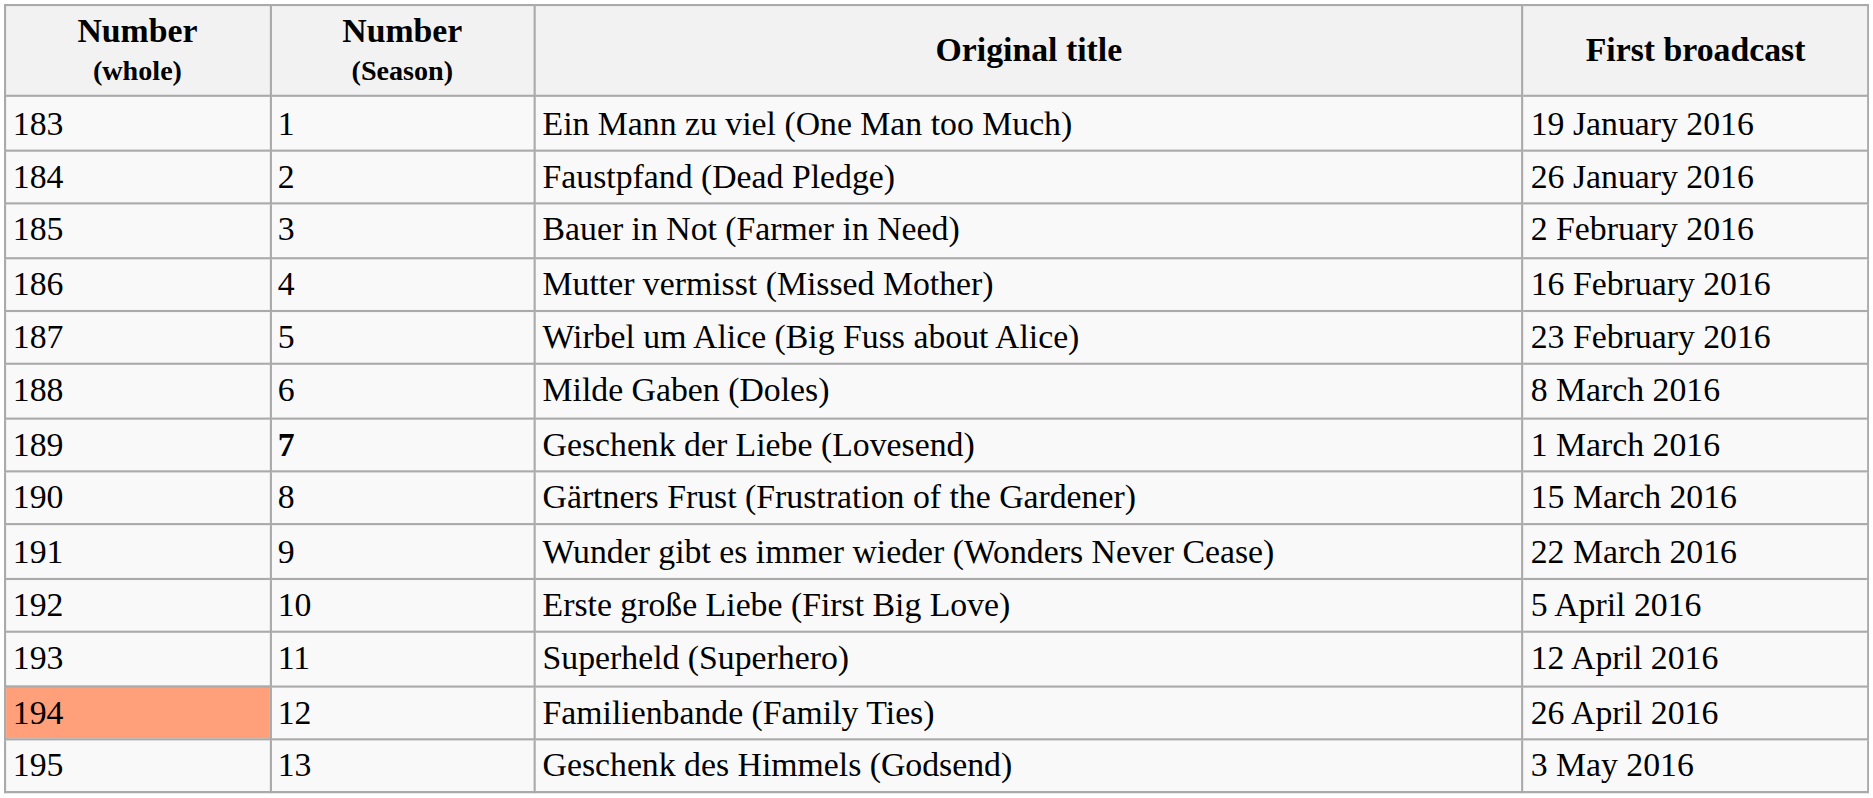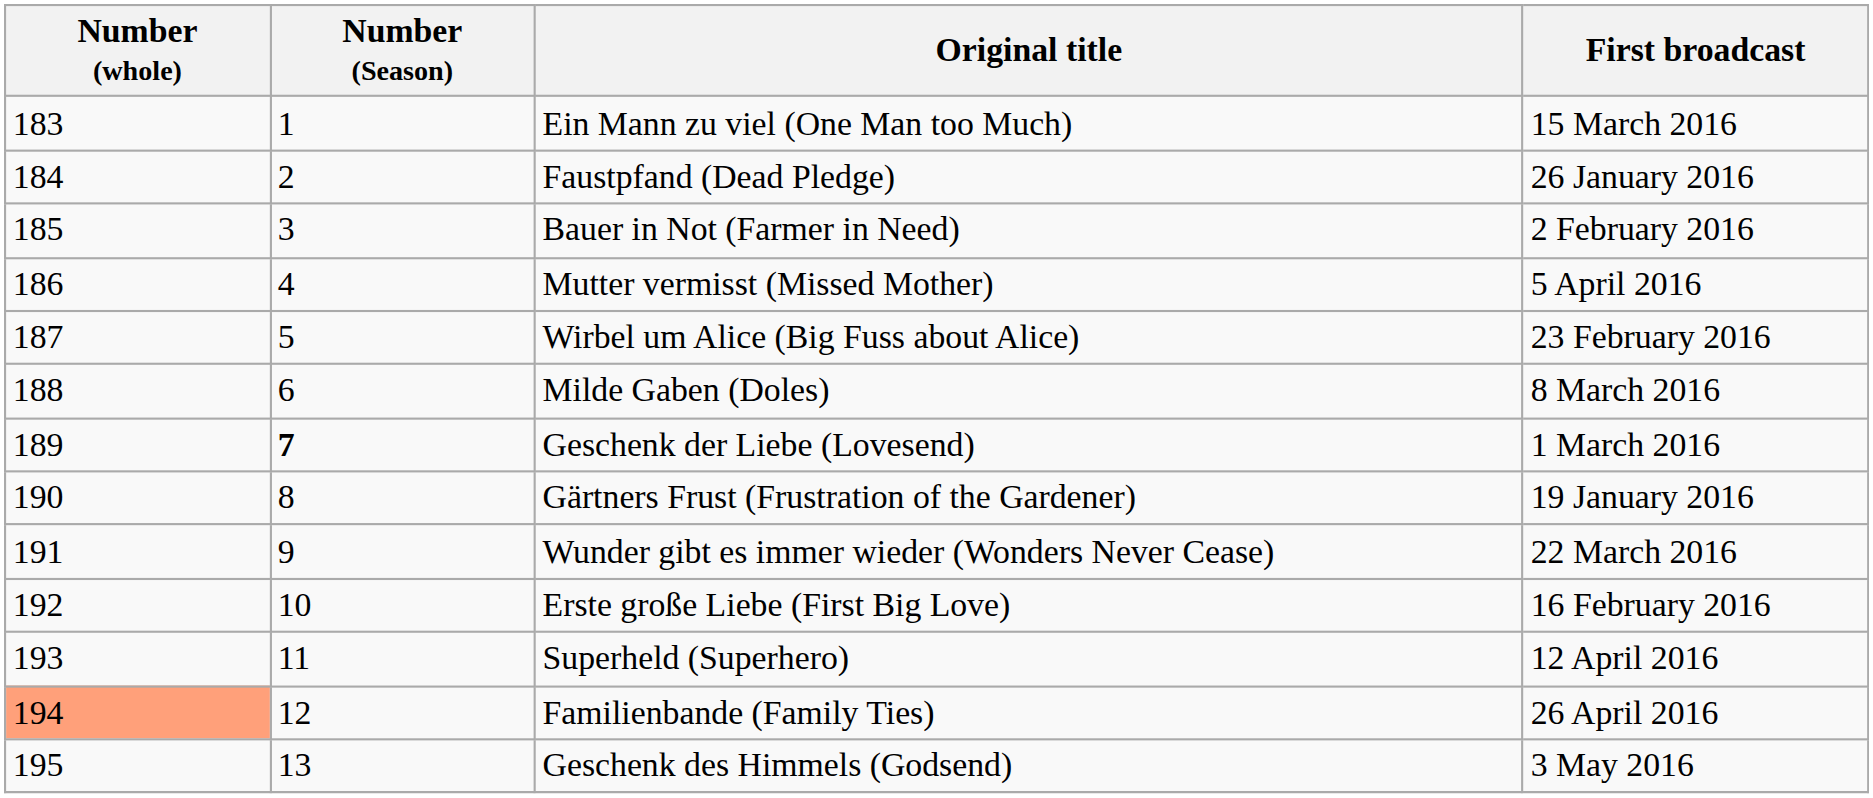(1642, 122) 19 January 2016 -> (1634, 122) 15 March 2016
(1651, 283) 16 February 2016 -> (1616, 283) 5 April 2016
(1634, 497) 15 March 2016 -> (1642, 497) 19 January 2016
(1616, 604) 5 April 2016 -> (1651, 604) 16 February 2016
